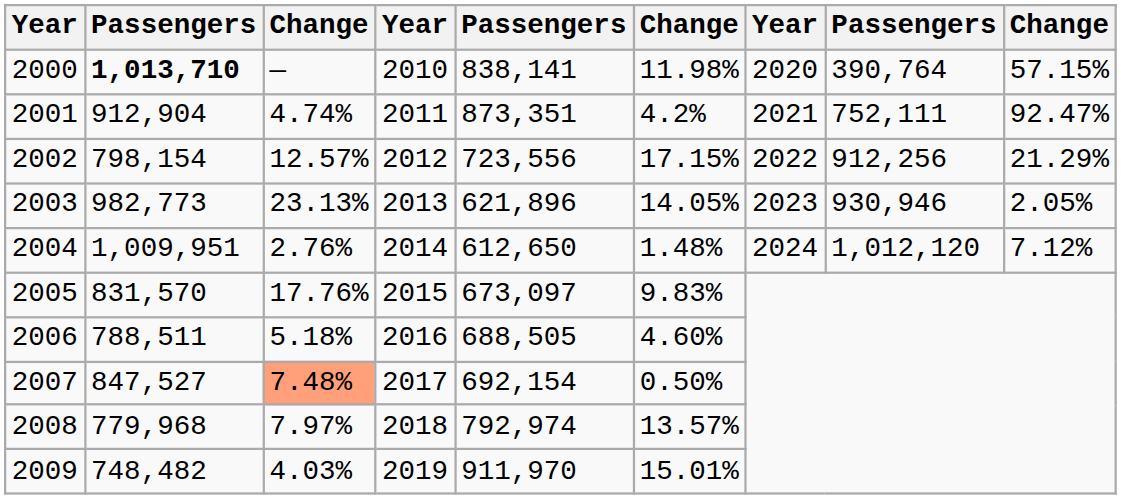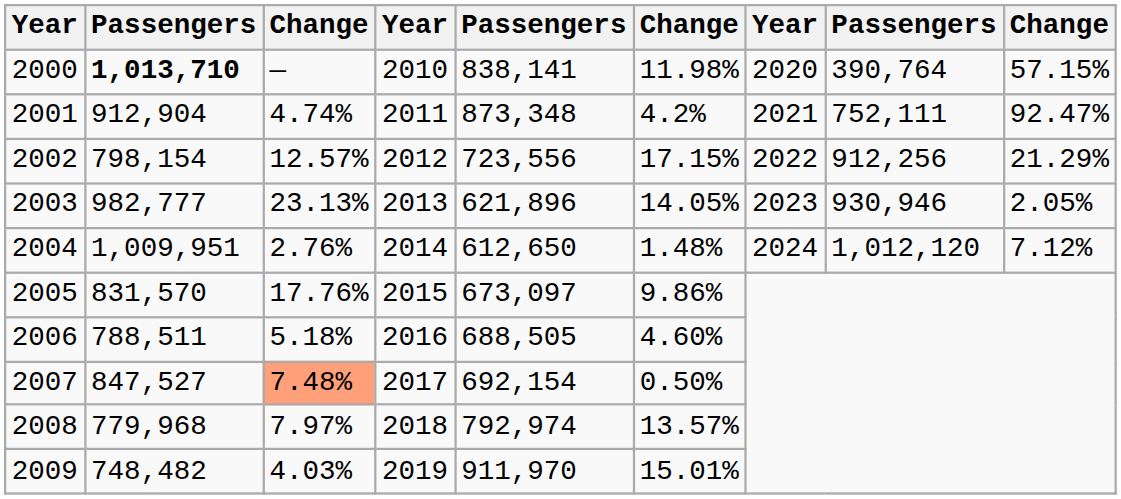(519, 117) 873,351 -> (519, 117) 873,348
(149, 206) 982,773 -> (149, 206) 982,777
(681, 294) 9.83% -> (681, 294) 9.86%
